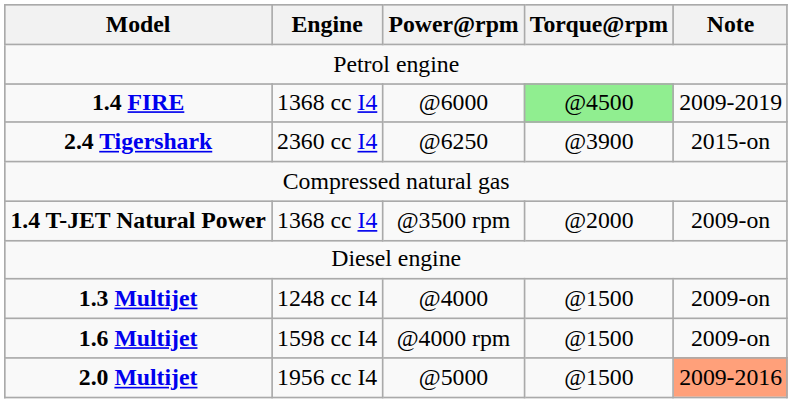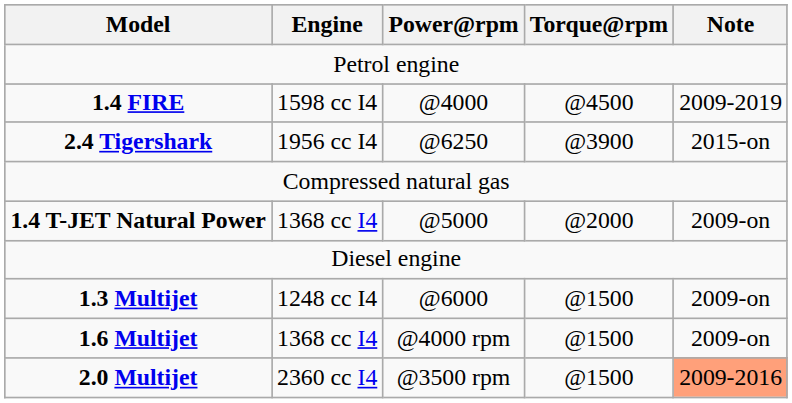(327, 102) 1368 cc I4 -> (327, 102) 1598 cc I4
(454, 102) @6000 -> (454, 102) @4000
(599, 102) lightgreen background -> (599, 102) no background
(327, 142) 2360 cc I4 -> (327, 142) 1956 cc I4
(454, 220) @3500 rpm -> (454, 220) @5000
(454, 298) @4000 -> (454, 298) @6000
(327, 337) 1598 cc I4 -> (327, 337) 1368 cc I4
(327, 377) 1956 cc I4 -> (327, 377) 2360 cc I4
(454, 377) @5000 -> (454, 377) @3500 rpm
